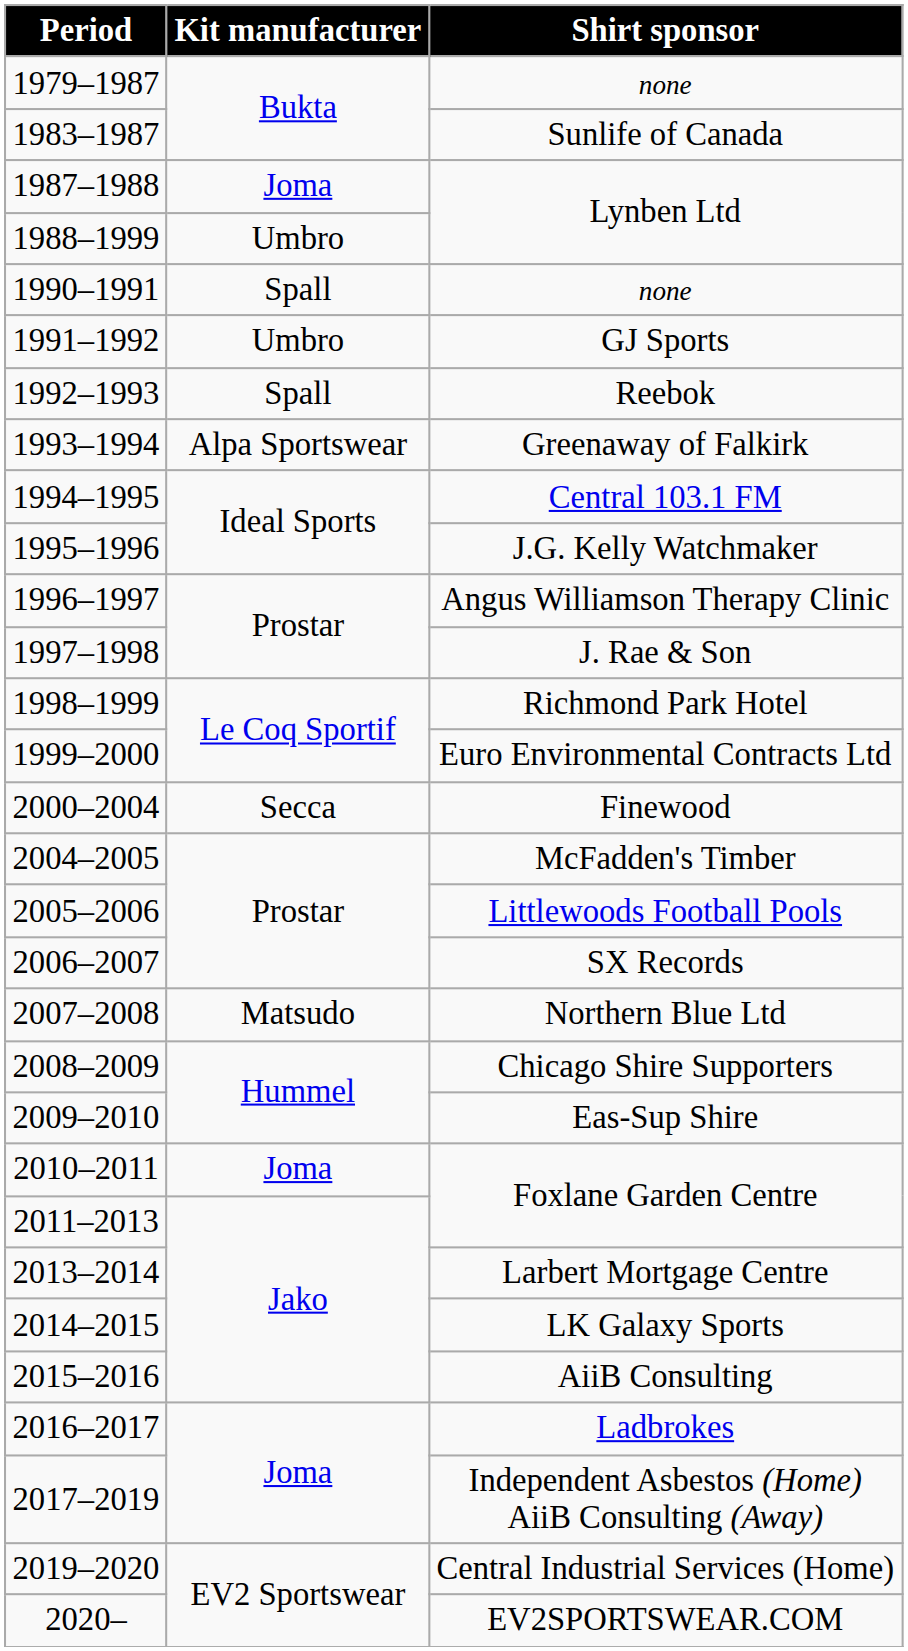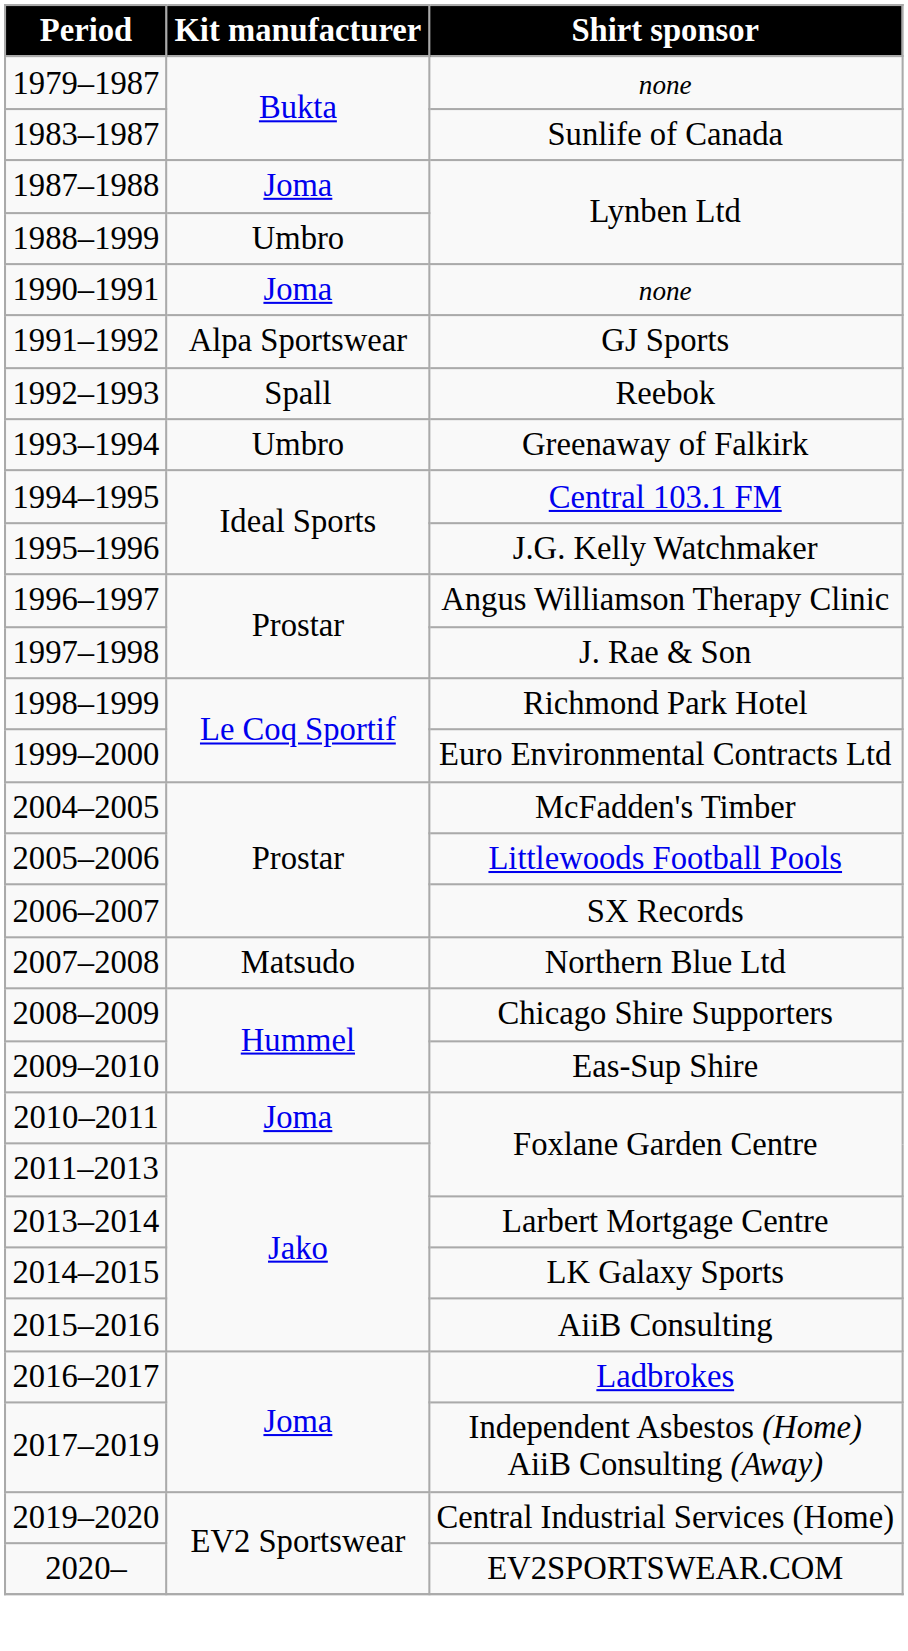(298, 289) Spall -> (298, 289) Joma
(298, 340) Umbro -> (298, 340) Alpa Sportswear
(298, 444) Alpa Sportswear -> (298, 444) Umbro
- row: (86, 806)
